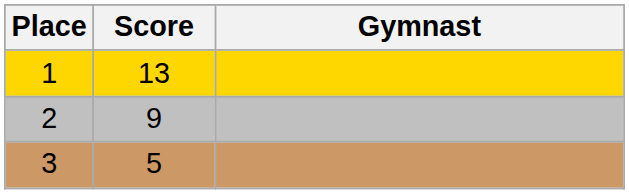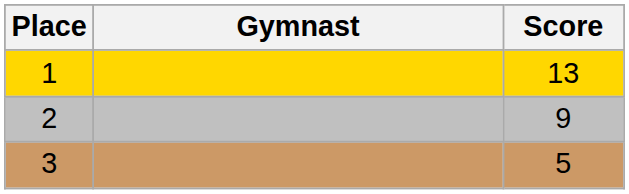columns swapped: (419, 27) <-> (154, 27)
